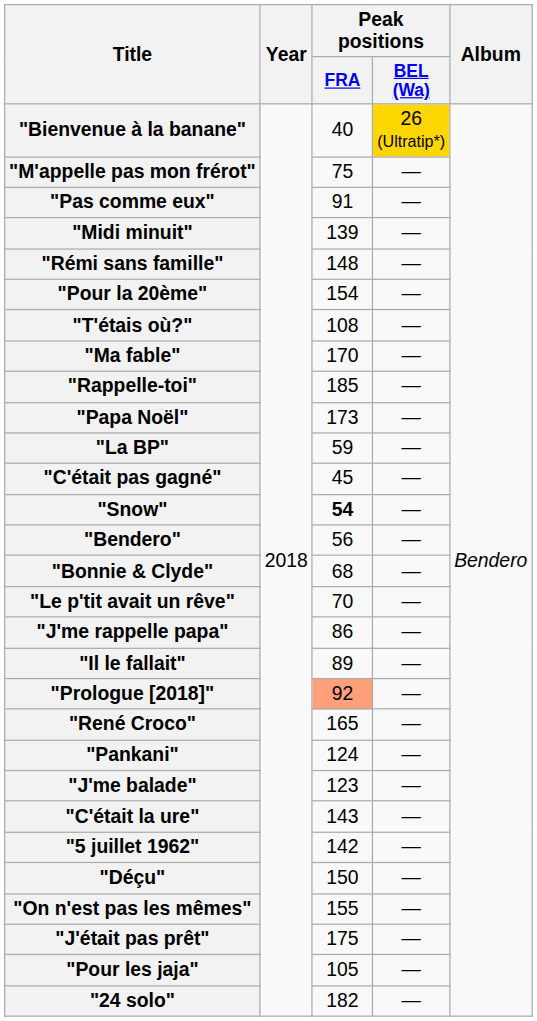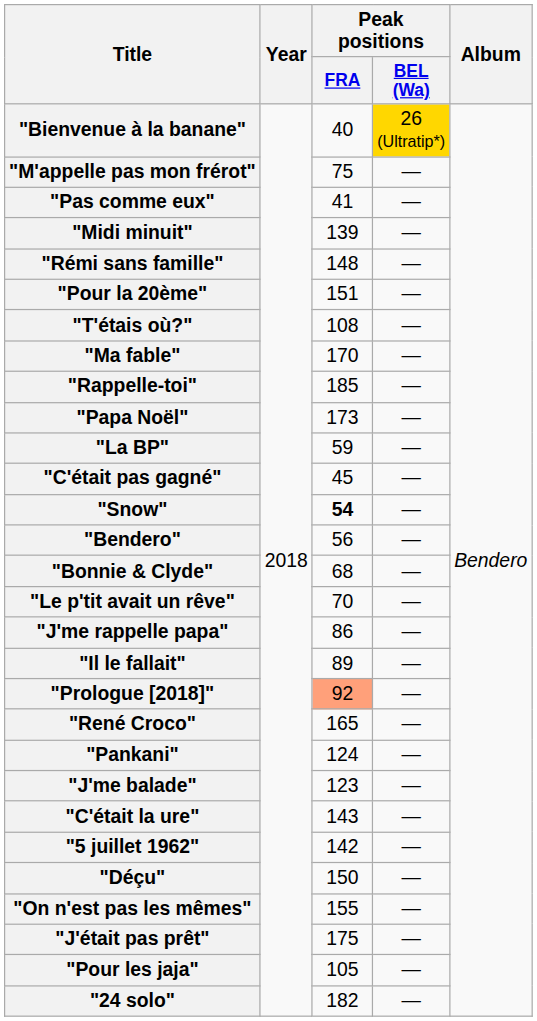(342, 202) 91 -> (342, 202) 41
(342, 294) 154 -> (342, 294) 151
